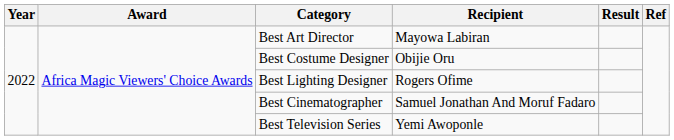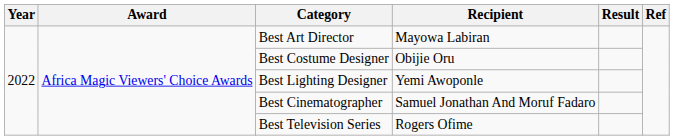(434, 80) Rogers Ofime -> (439, 80) Yemi Awoponle
(439, 124) Yemi Awoponle -> (434, 124) Rogers Ofime
